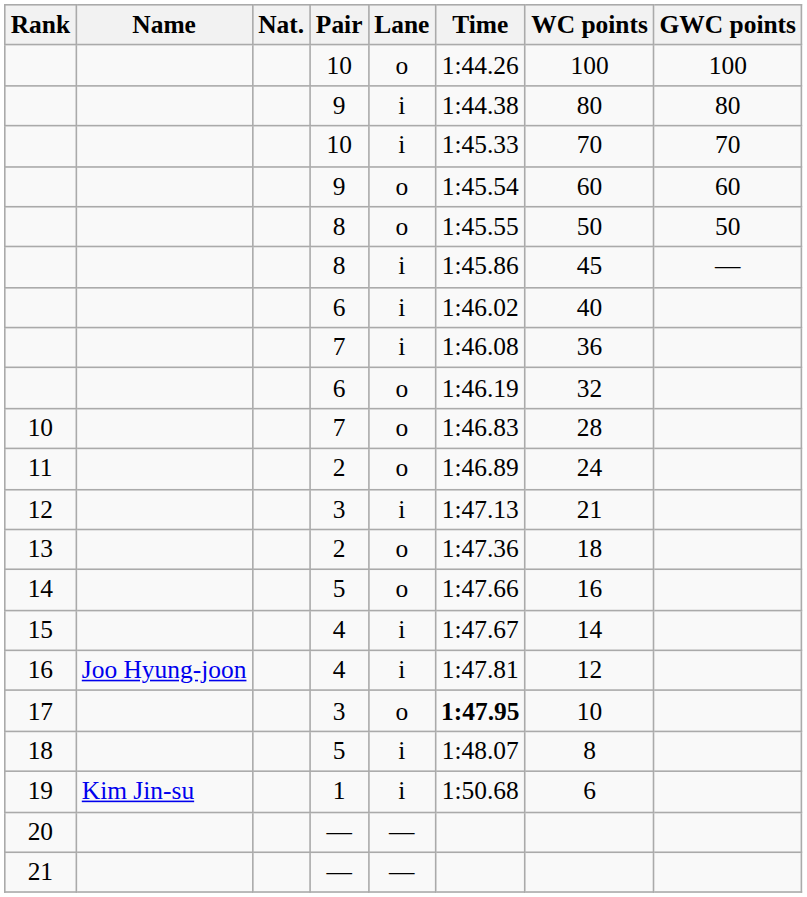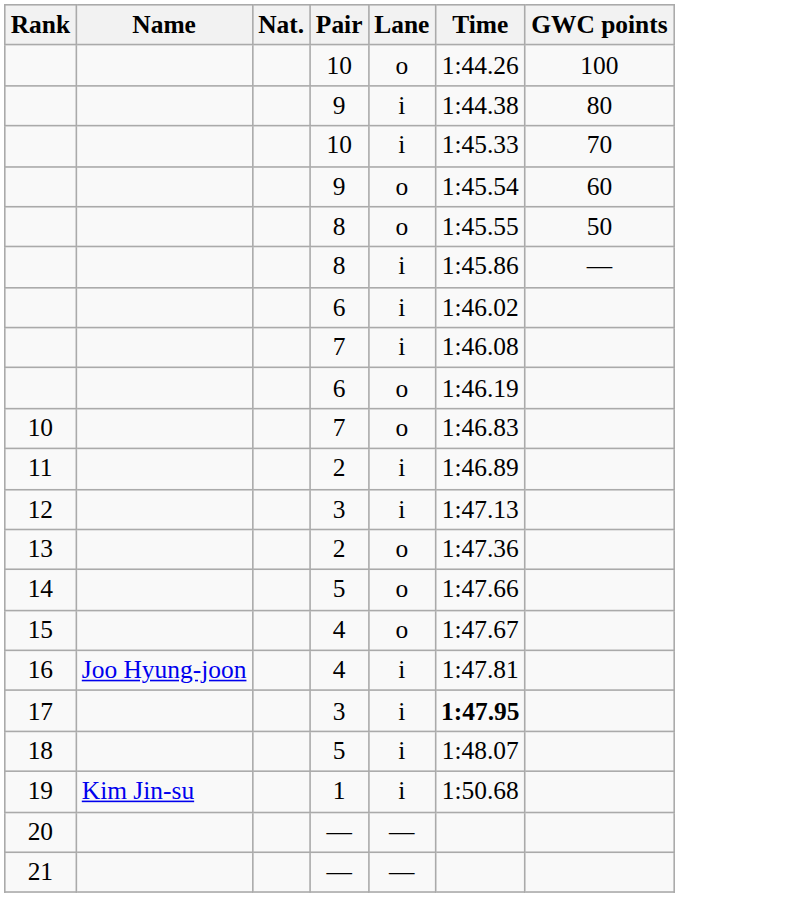- column: (590, 24)
(402, 468) o -> (402, 468) i
(402, 629) i -> (402, 629) o
(402, 710) o -> (402, 710) i
